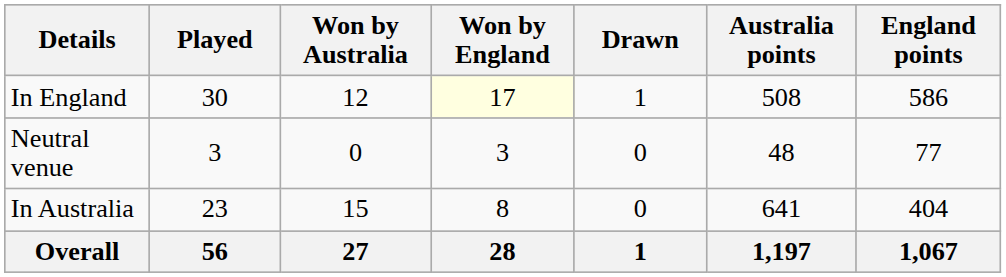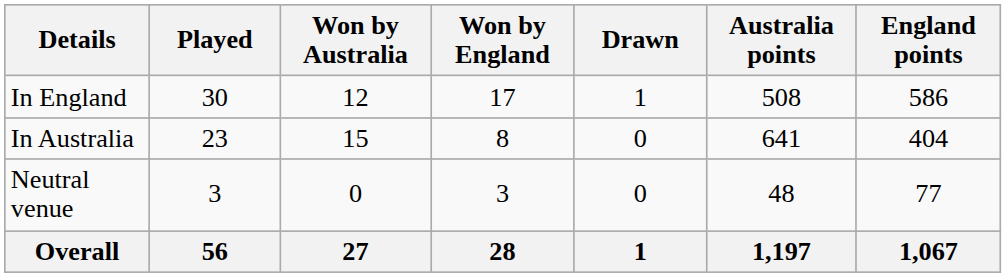(502, 96) lightyellow background -> (502, 96) no background
rows swapped: (72, 209) <-> (50, 152)
